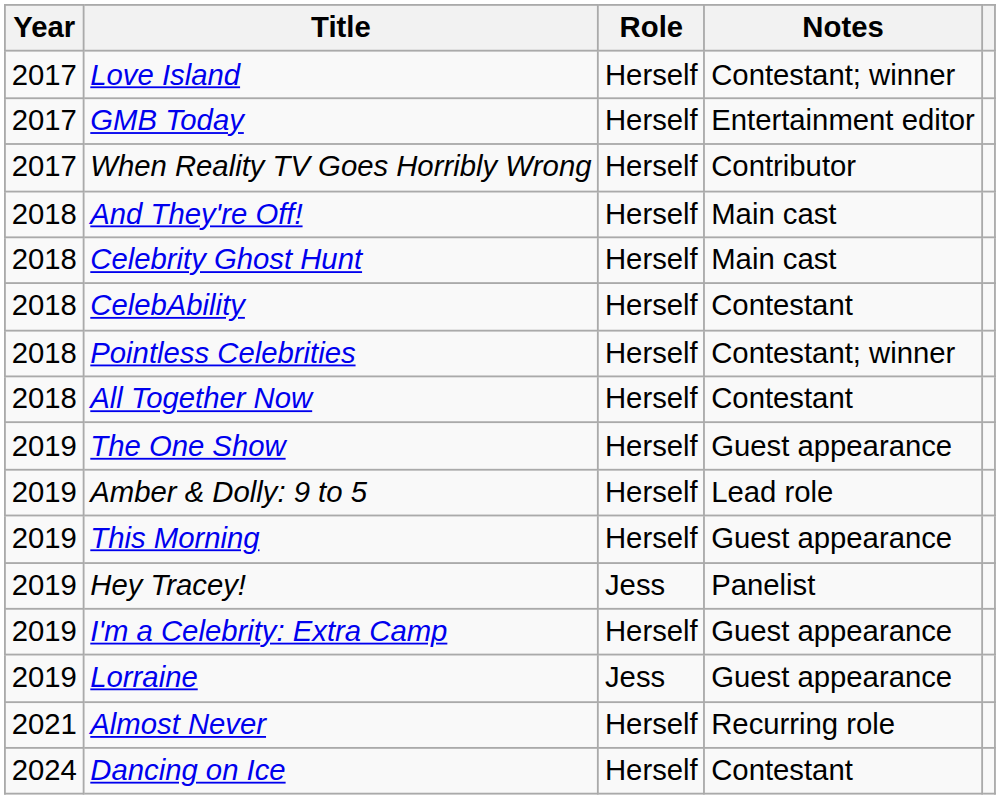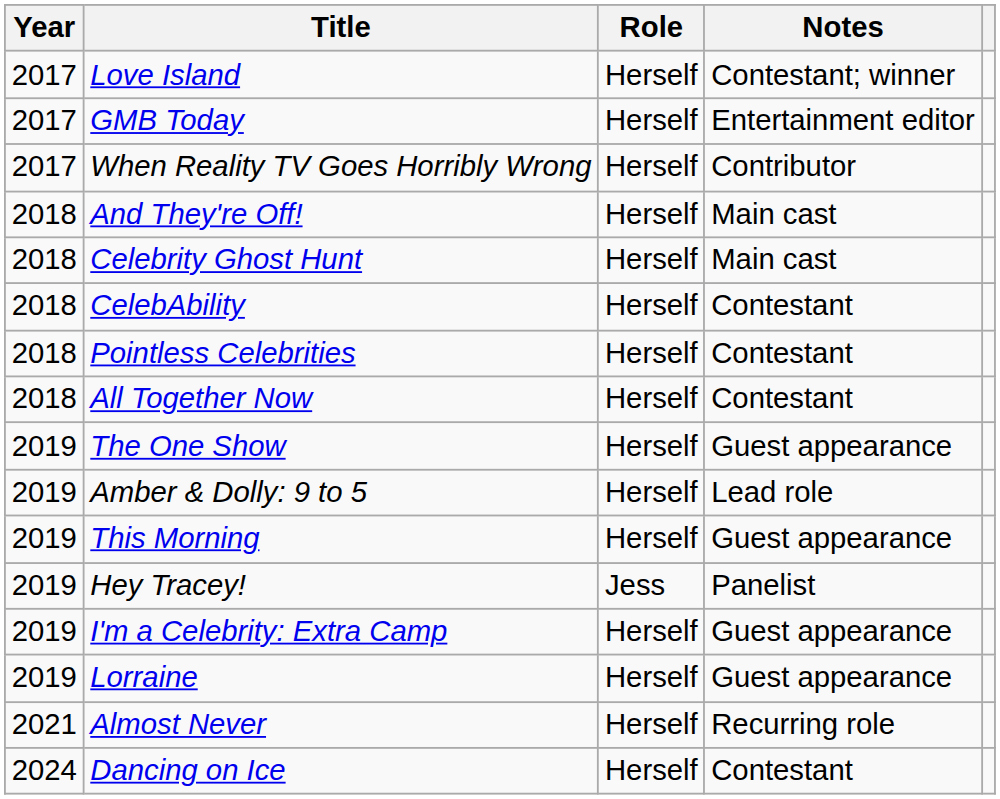(833, 352) Contestant; winner -> (782, 352) Contestant
(635, 677) Jess -> (651, 677) Herself
